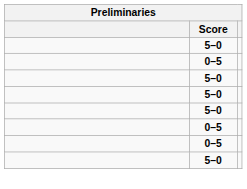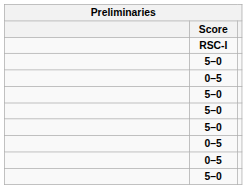+ row: (97, 46)
